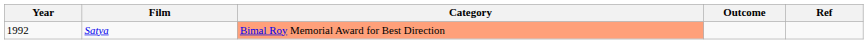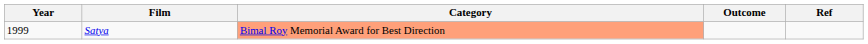(18, 30) 1992 -> (18, 30) 1999
